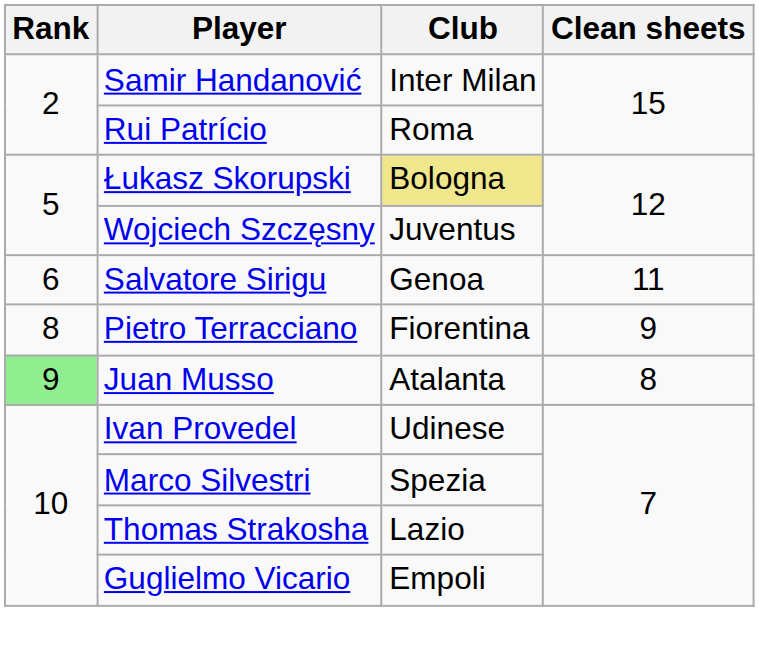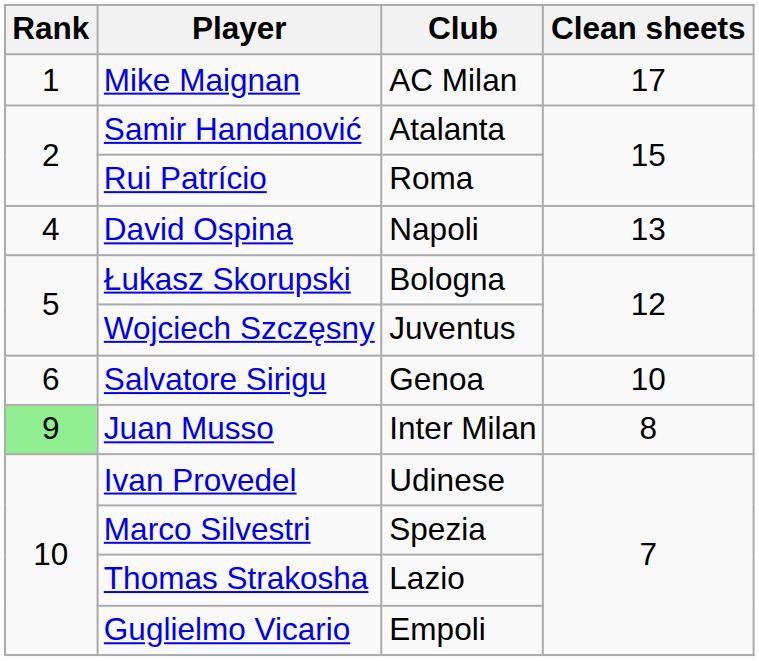+ row: (202, 79)
(463, 79) Inter Milan -> (447, 129) Atalanta
+ row: (198, 229)
(447, 179) khaki background -> (447, 279) no background
(648, 279) 11 -> (648, 379) 10
- row: (231, 329)
(447, 379) Atalanta -> (463, 429) Inter Milan
